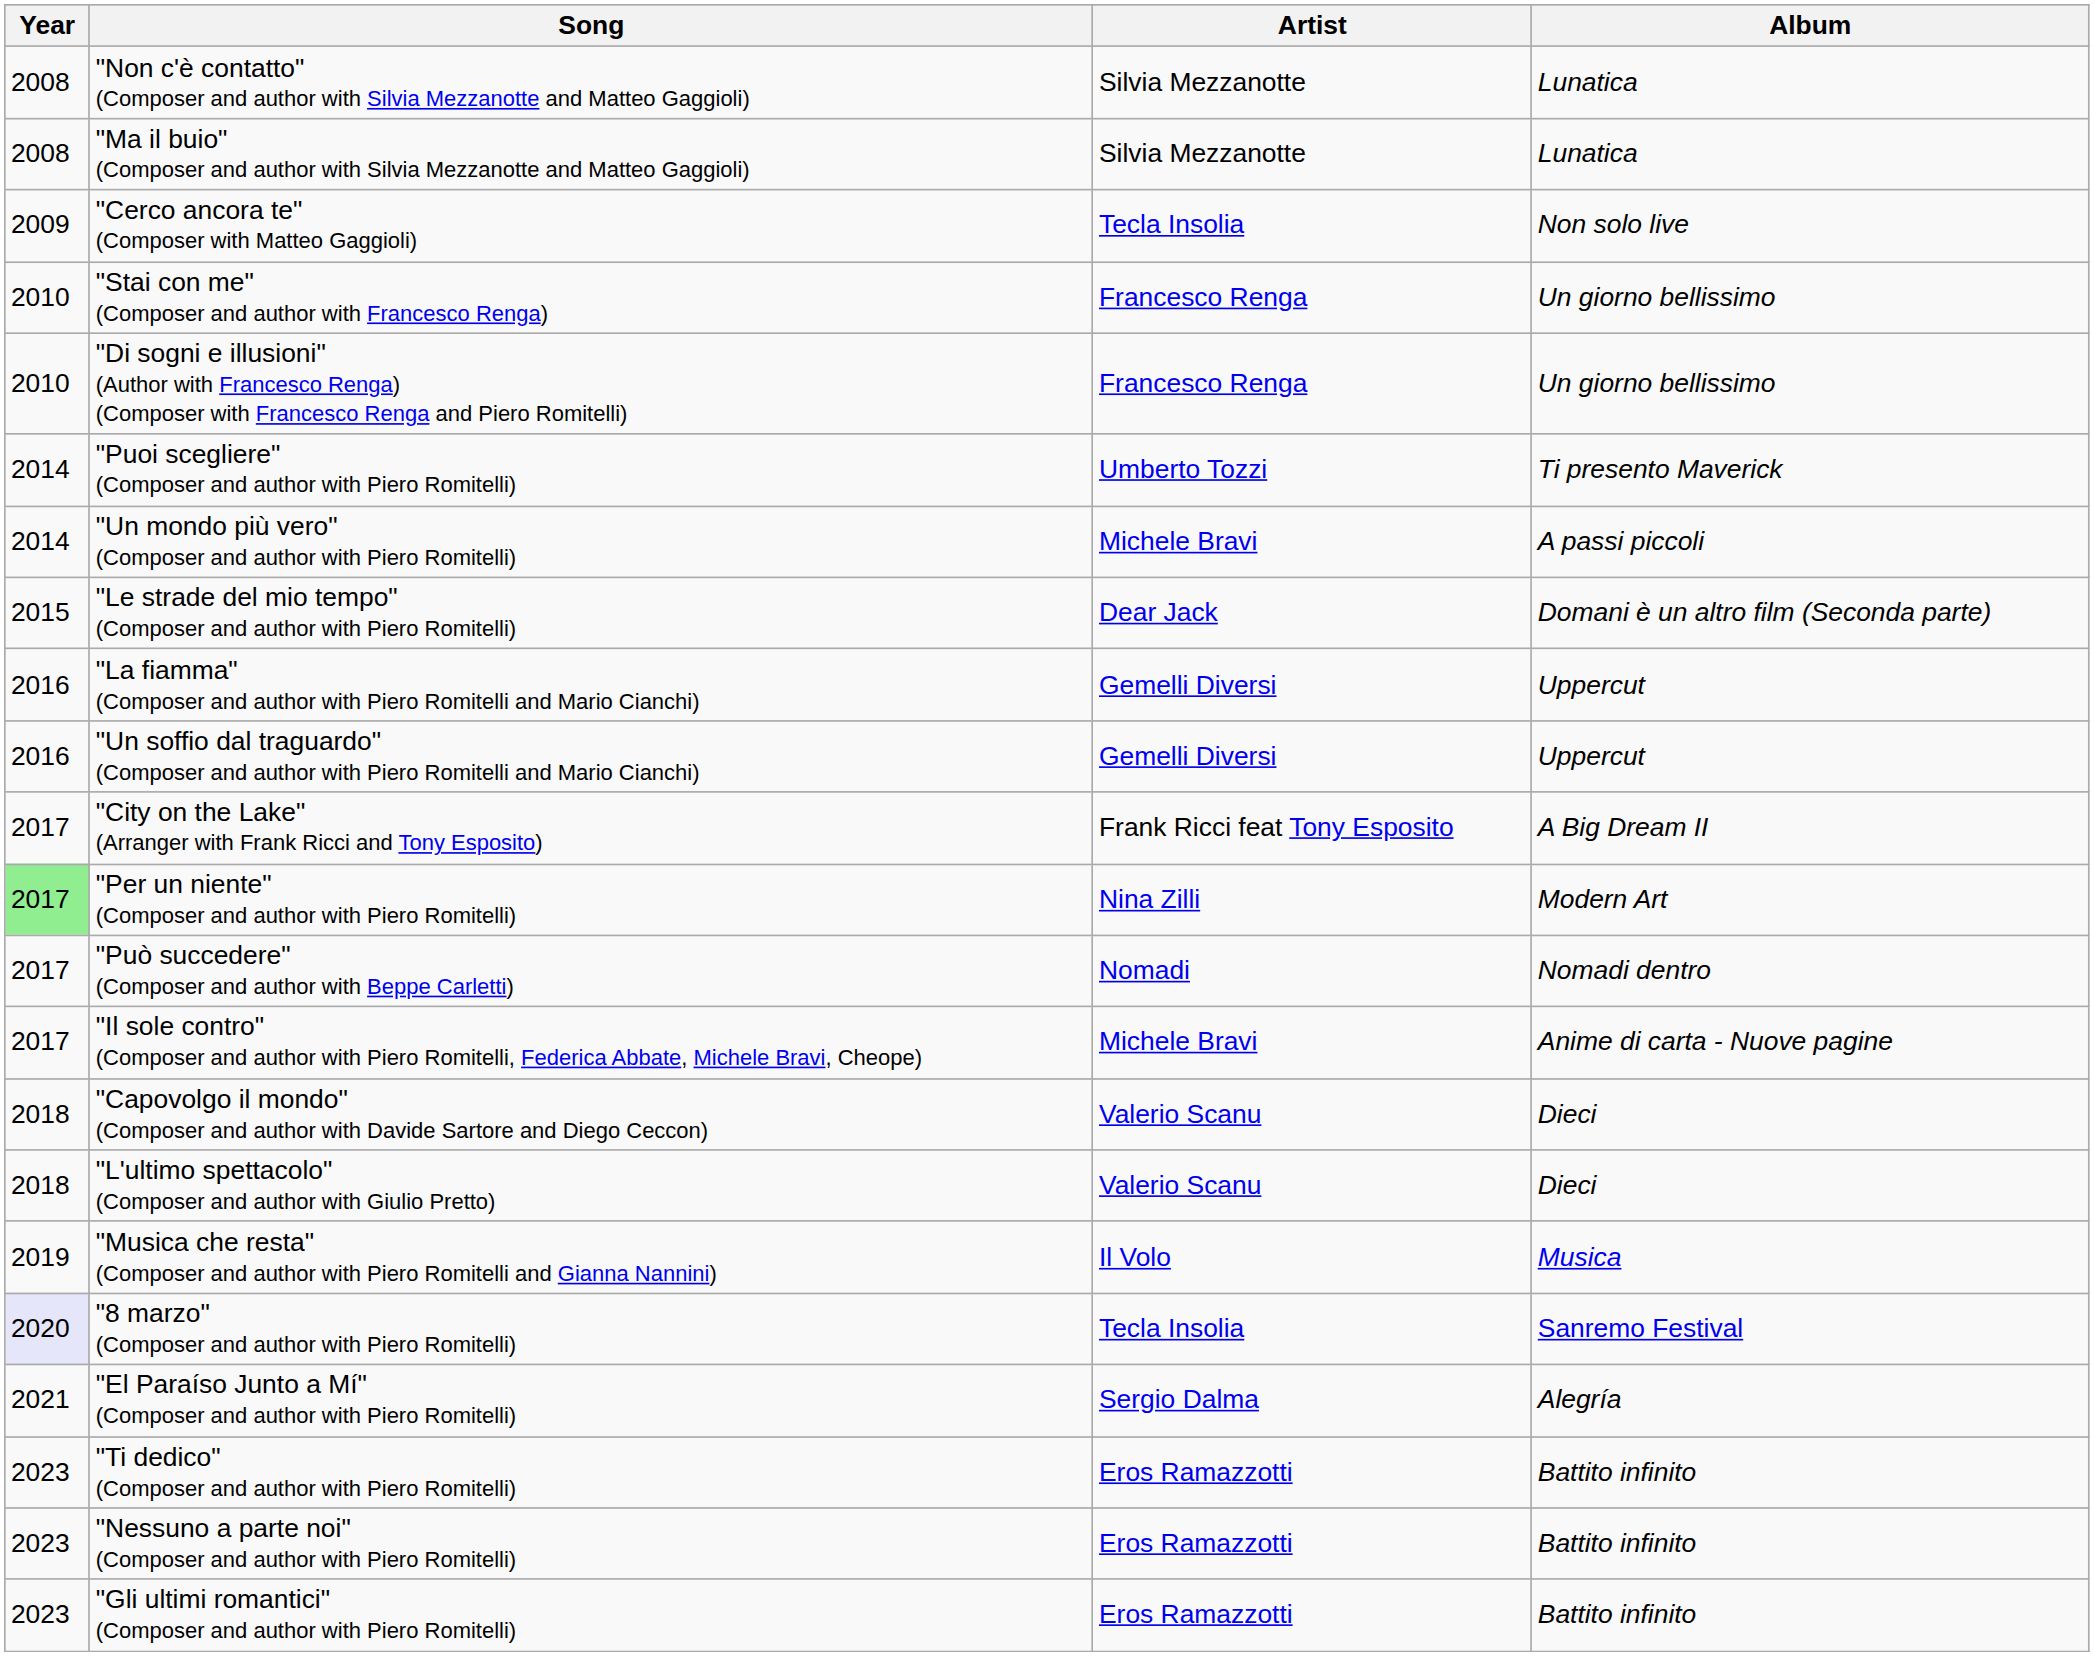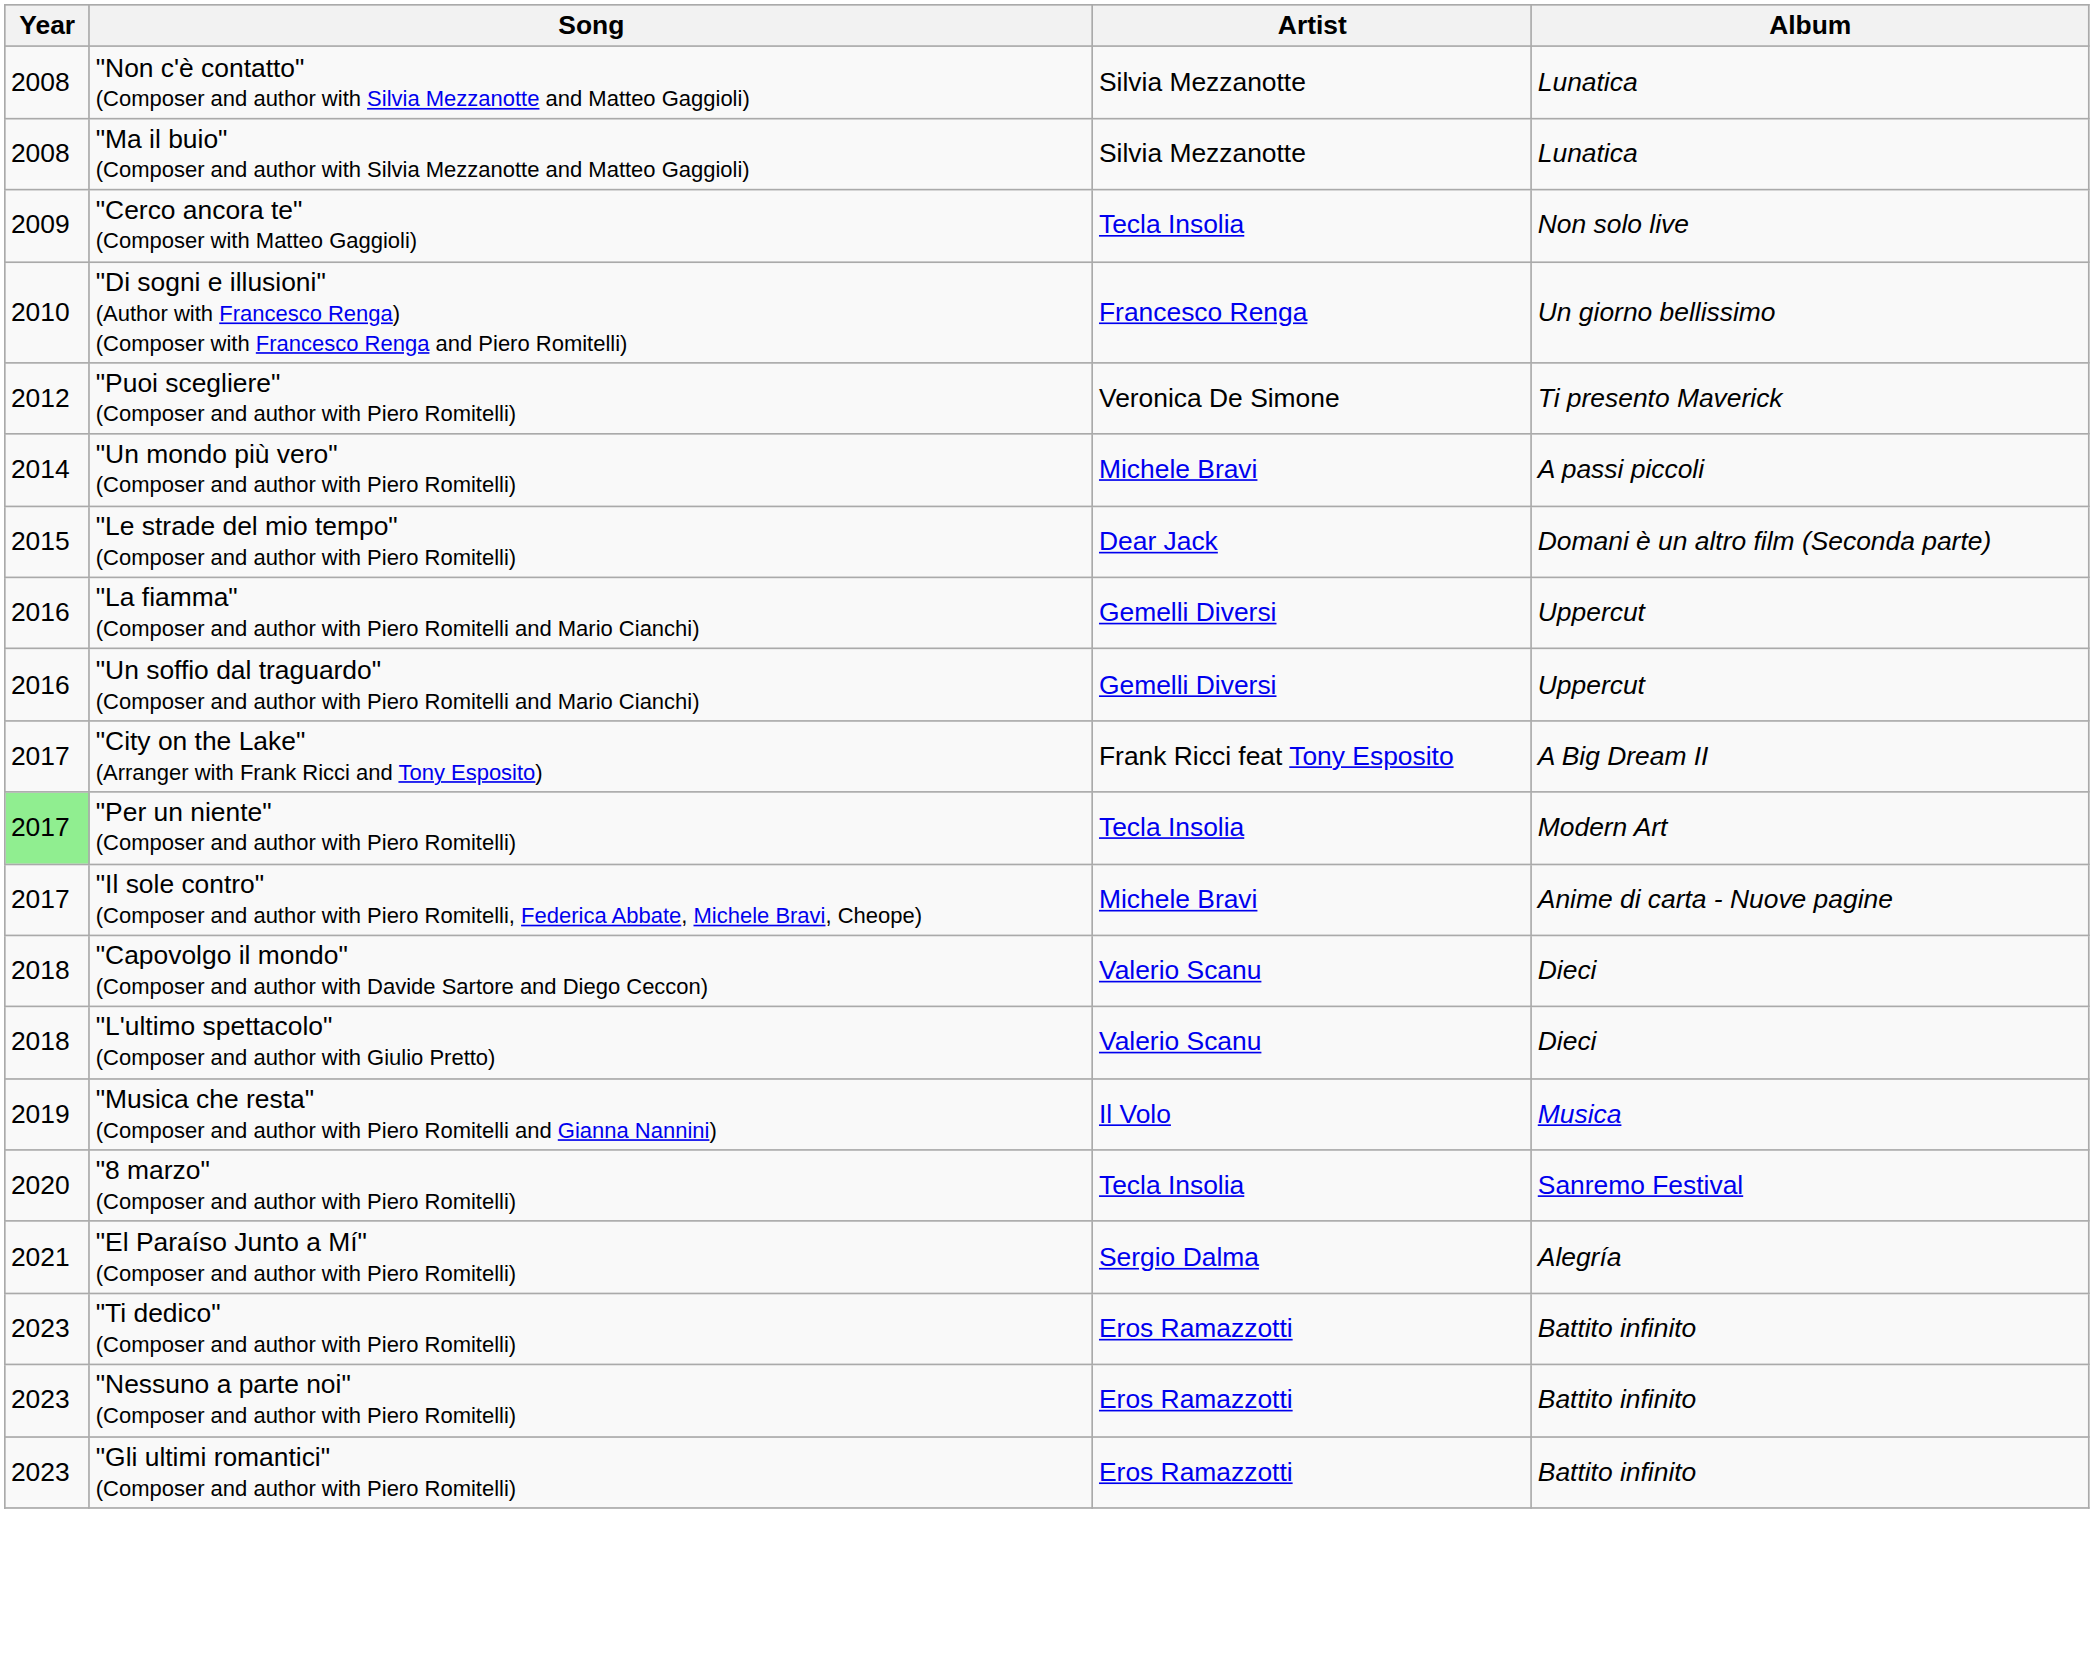- row: (322, 296)
(40, 469) 2014 -> (40, 398) 2012
(1183, 469) Umberto Tozzi -> (1219, 398) Veronica De Simone
(1150, 899) Nina Zilli -> (1172, 827) Tecla Insolia
- row: (305, 970)
(40, 1328) lavender background -> (40, 1185) no background
